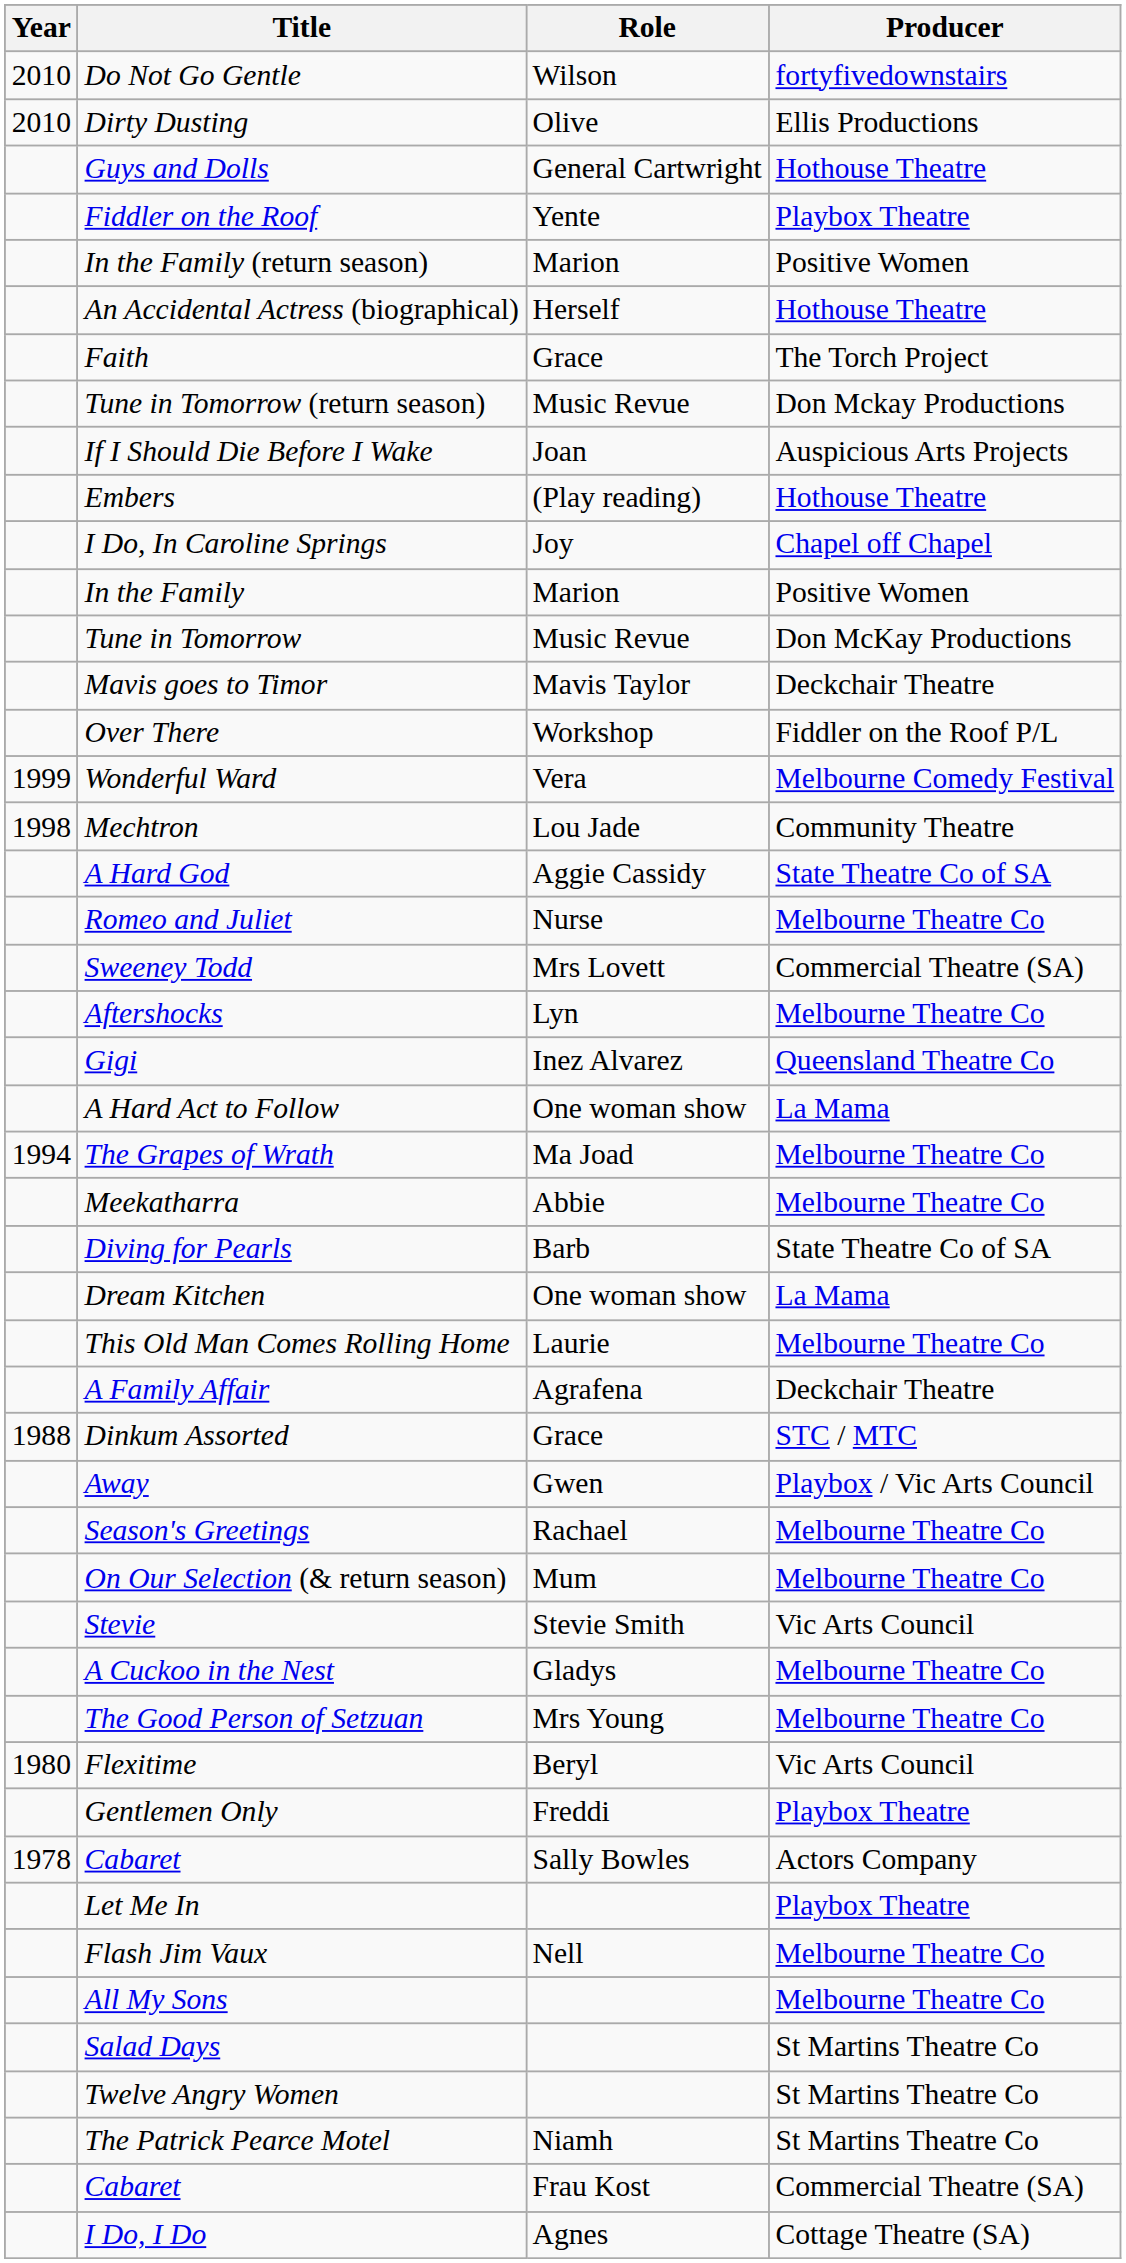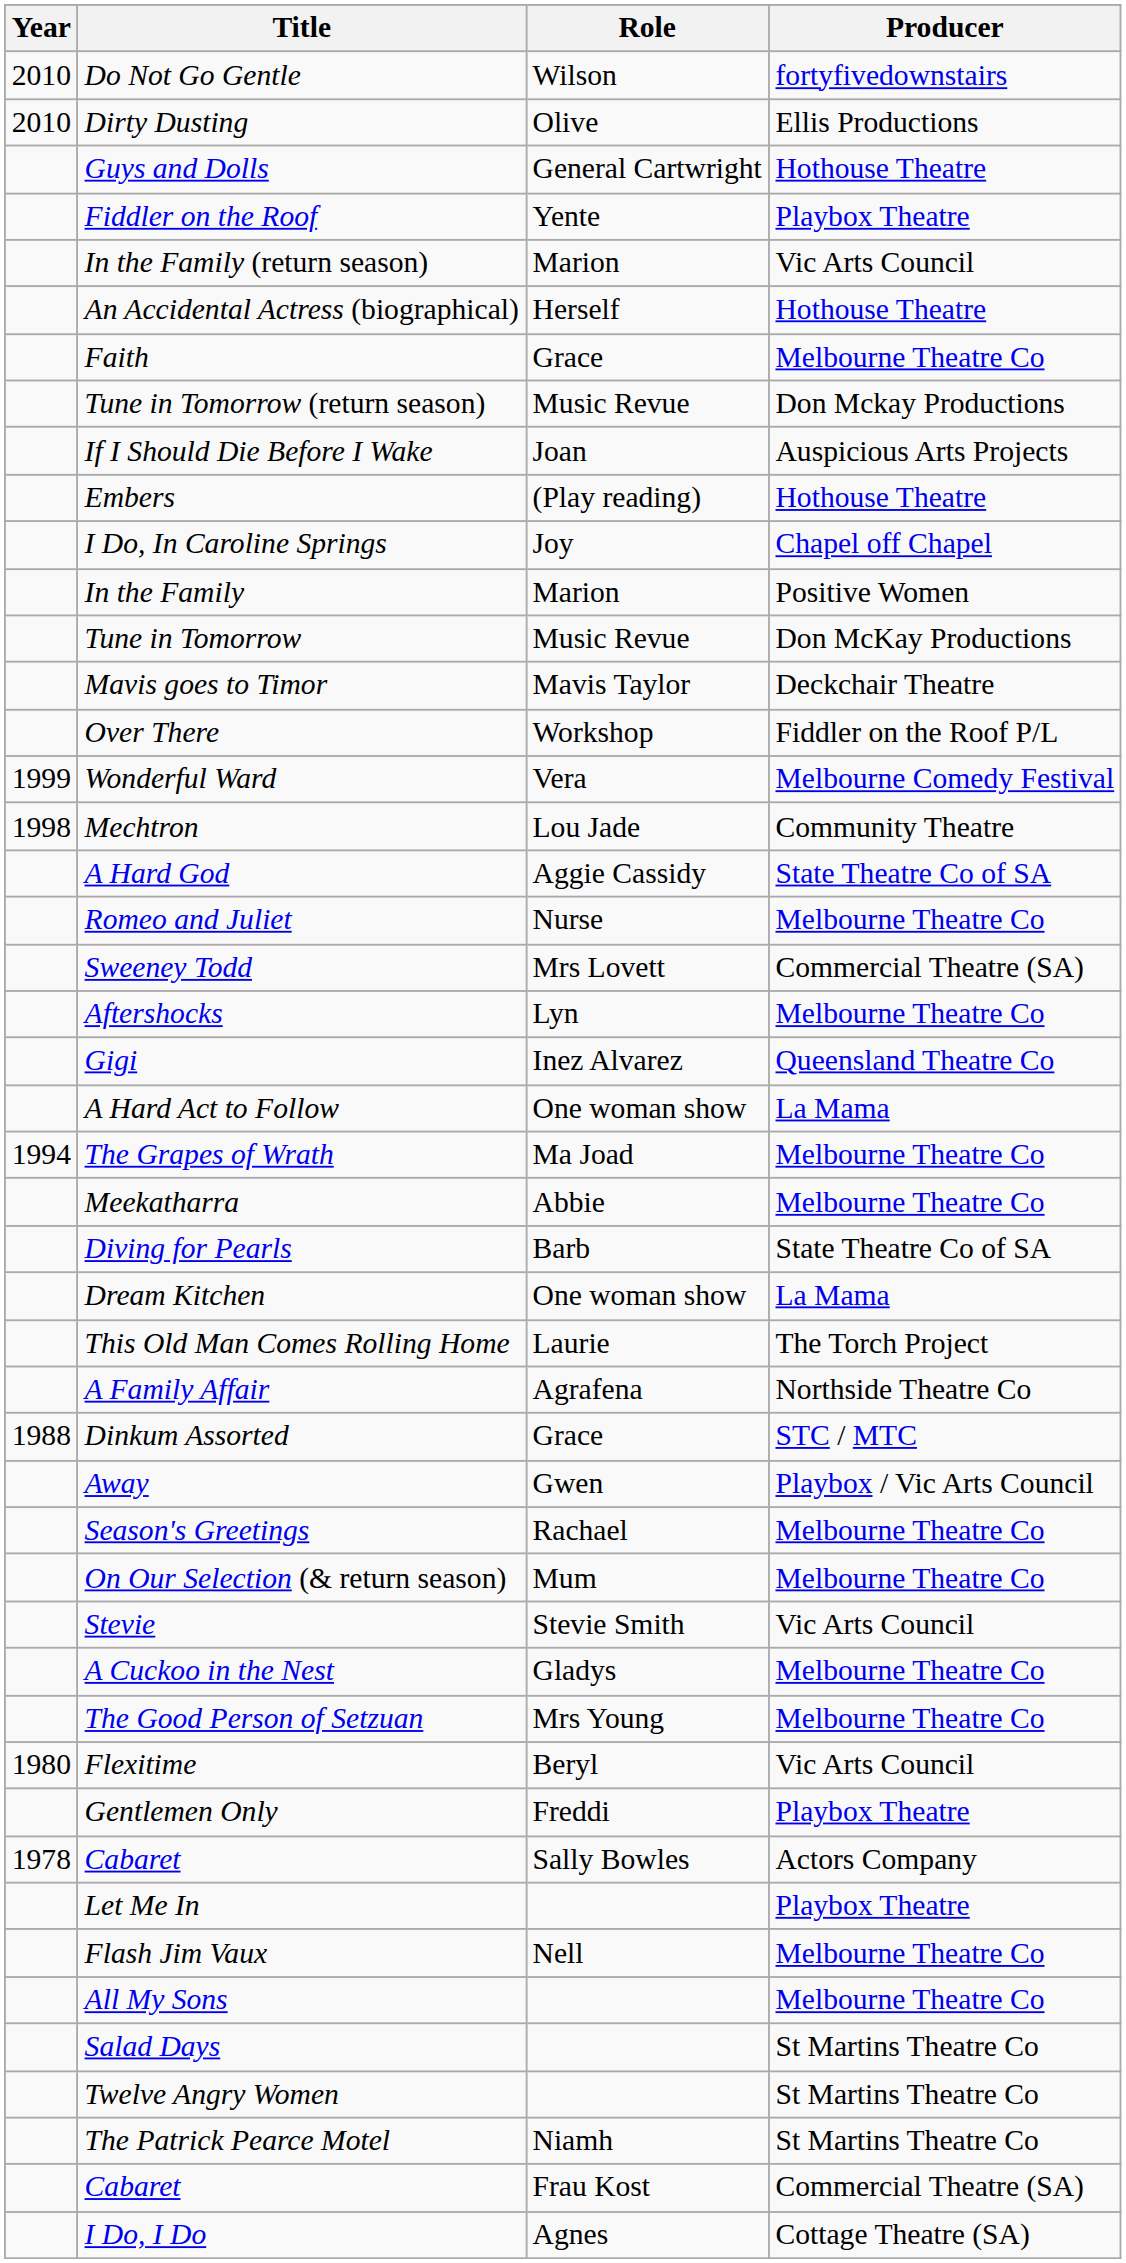(872, 262) Positive Women -> (875, 262) Vic Arts Council
(882, 356) The Torch Project -> (910, 356) Melbourne Theatre Co
(910, 1342) Melbourne Theatre Co -> (882, 1342) The Torch Project
(885, 1389) Deckchair Theatre -> (903, 1389) Northside Theatre Co
